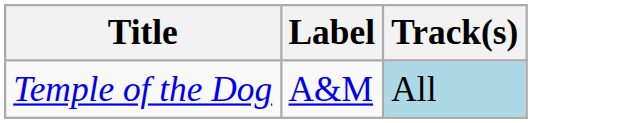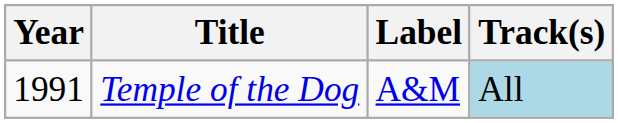+ column: (49, 32)
